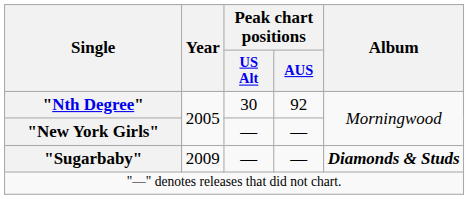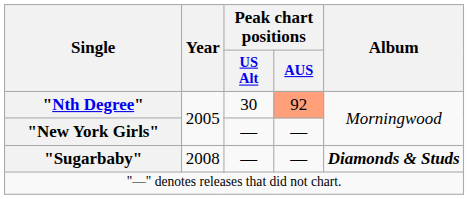(299, 104) no background -> (299, 104) lightsalmon background
(203, 158) 2009 -> (203, 158) 2008
